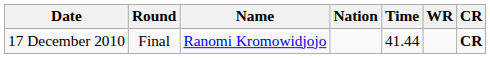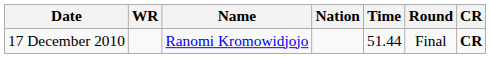columns swapped: (154, 16) <-> (440, 16)
(402, 41) 41.44 -> (384, 41) 51.44
